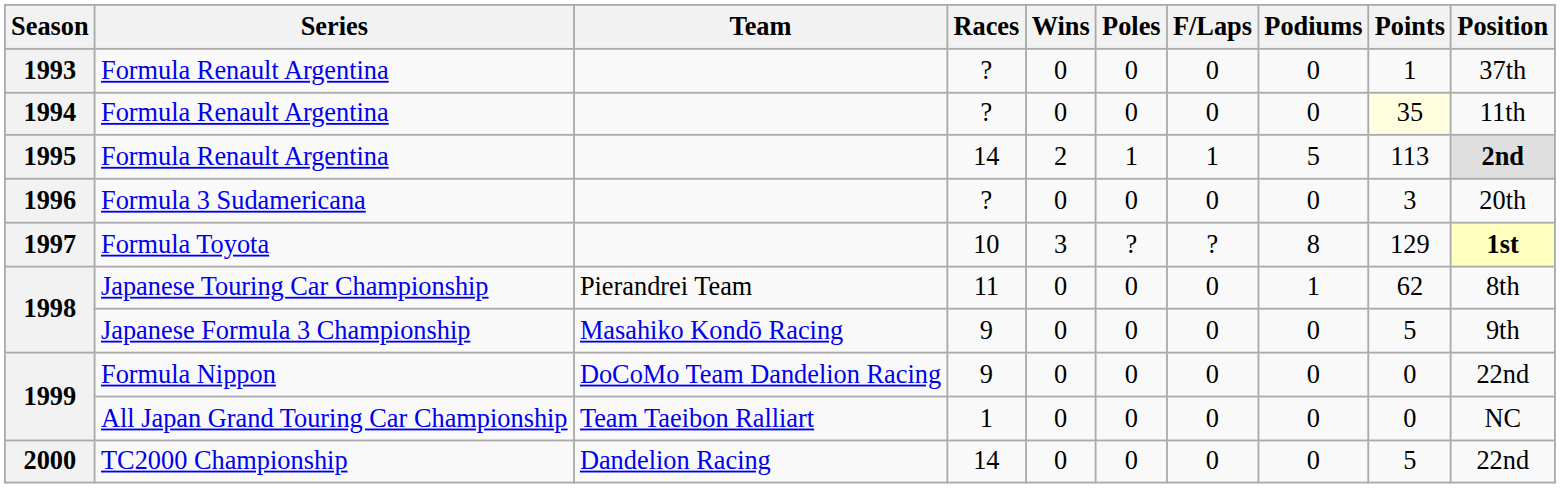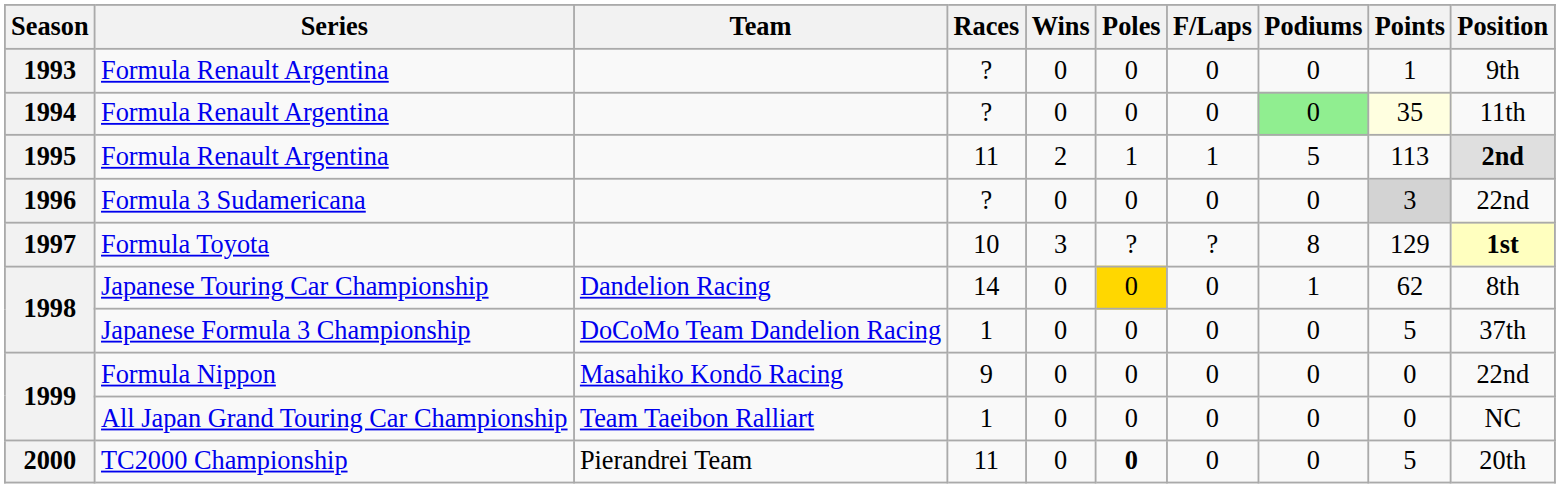(1503, 70) 37th -> (1503, 70) 9th
(1313, 113) no background -> (1313, 113) lightgreen background
(986, 157) 14 -> (986, 157) 11
(1410, 200) no background -> (1410, 200) lightgrey background
(1503, 200) 20th -> (1503, 200) 22nd
(666, 287) Pierandrei Team -> (675, 287) Dandelion Racing
(986, 287) 11 -> (986, 287) 14
(1131, 287) no background -> (1131, 287) gold background
(712, 330) Masahiko Kondō Racing -> (761, 330) DoCoMo Team Dandelion Racing
(986, 330) 9 -> (986, 330) 1
(1503, 330) 9th -> (1503, 330) 37th
(761, 374) DoCoMo Team Dandelion Racing -> (712, 374) Masahiko Kondō Racing
(675, 461) Dandelion Racing -> (666, 461) Pierandrei Team
(986, 461) 14 -> (986, 461) 11
(1131, 461) normal -> (1131, 461) bold
(1503, 461) 22nd -> (1503, 461) 20th
